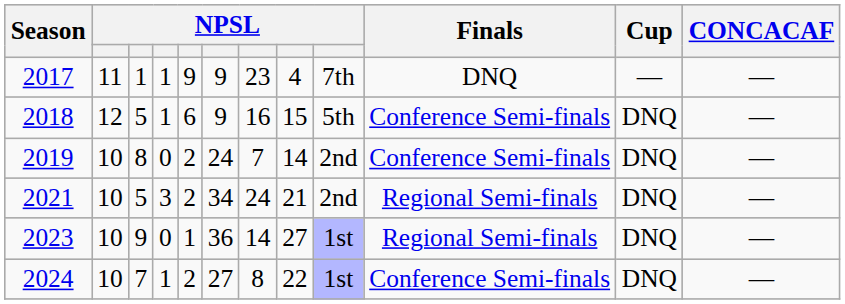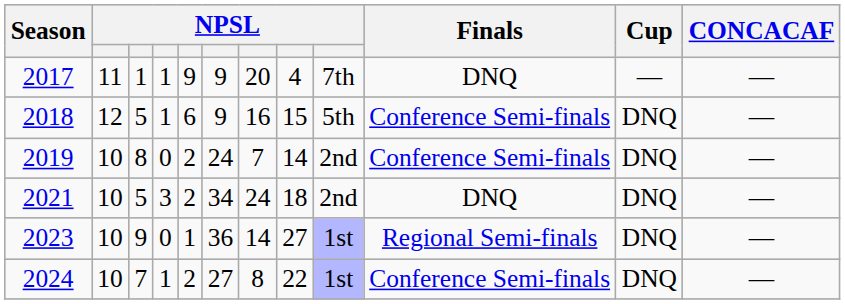(258, 76) 23 -> (258, 76) 20
(295, 197) 21 -> (295, 197) 18
(490, 197) Regional Semi-finals -> (490, 197) DNQ
